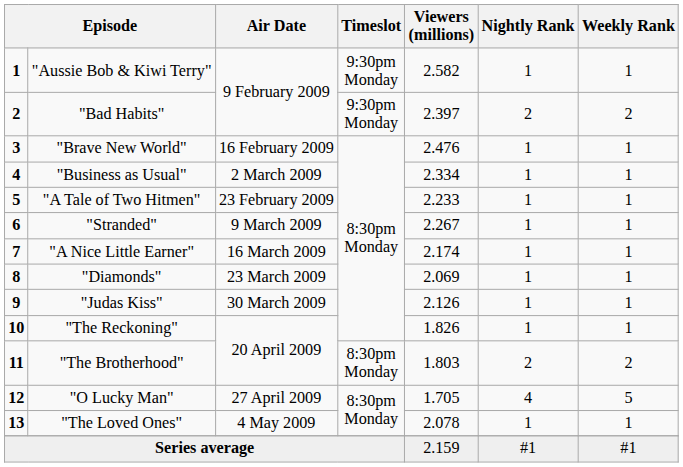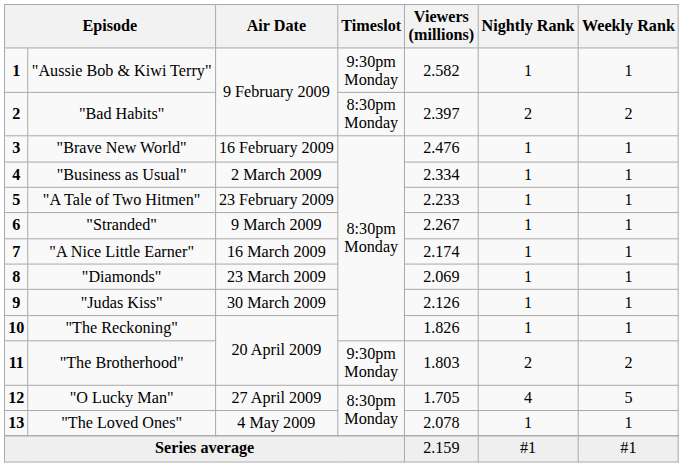(371, 114) 9:30pm Monday -> (371, 114) 8:30pm Monday
(371, 362) 8:30pm Monday -> (371, 362) 9:30pm Monday
